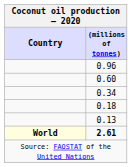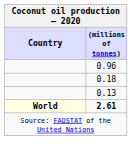- row: (106, 80)
- row: (106, 93)
